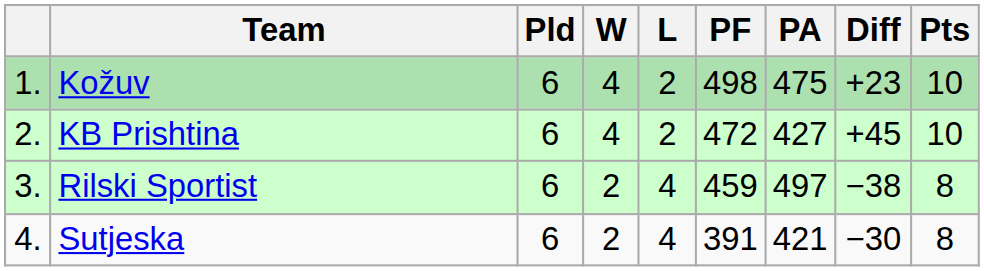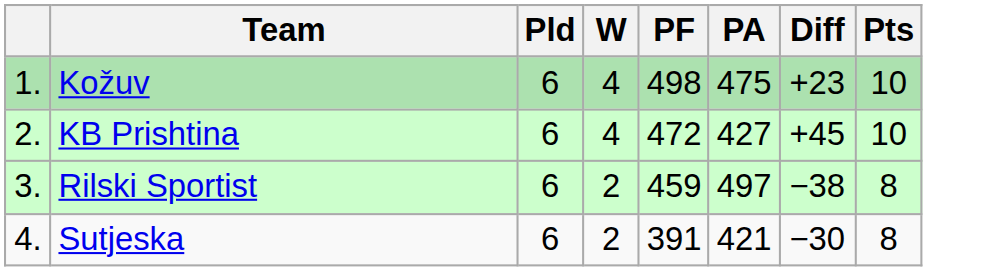- column: (667, 30)
